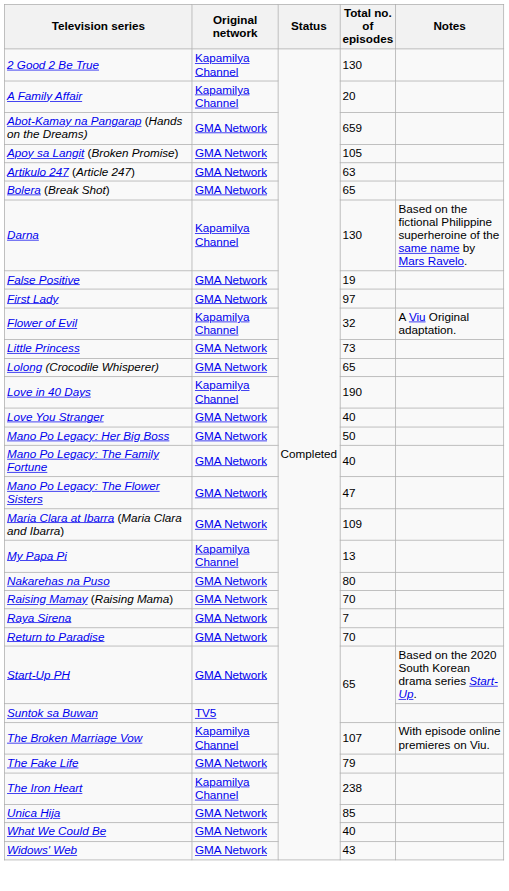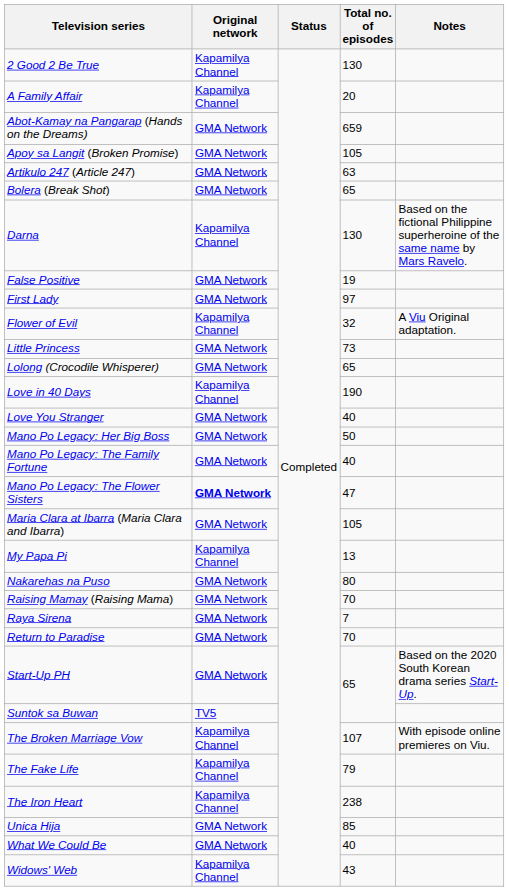(231, 492) normal -> (233, 492) bold
(352, 524) 109 -> (352, 524) 105
(231, 763) GMA Network -> (222, 770) Kapamilya Channel
(231, 850) GMA Network -> (222, 870) Kapamilya Channel
